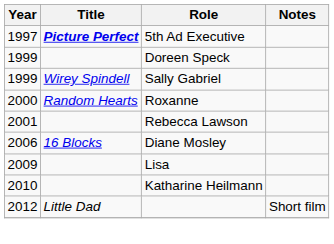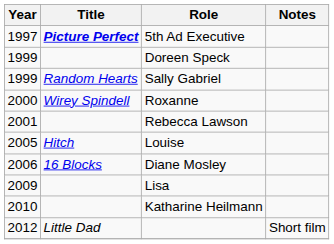(87, 79) Wirey Spindell -> (91, 79) Random Hearts
(91, 100) Random Hearts -> (87, 100) Wirey Spindell
+ row: (22, 143)
